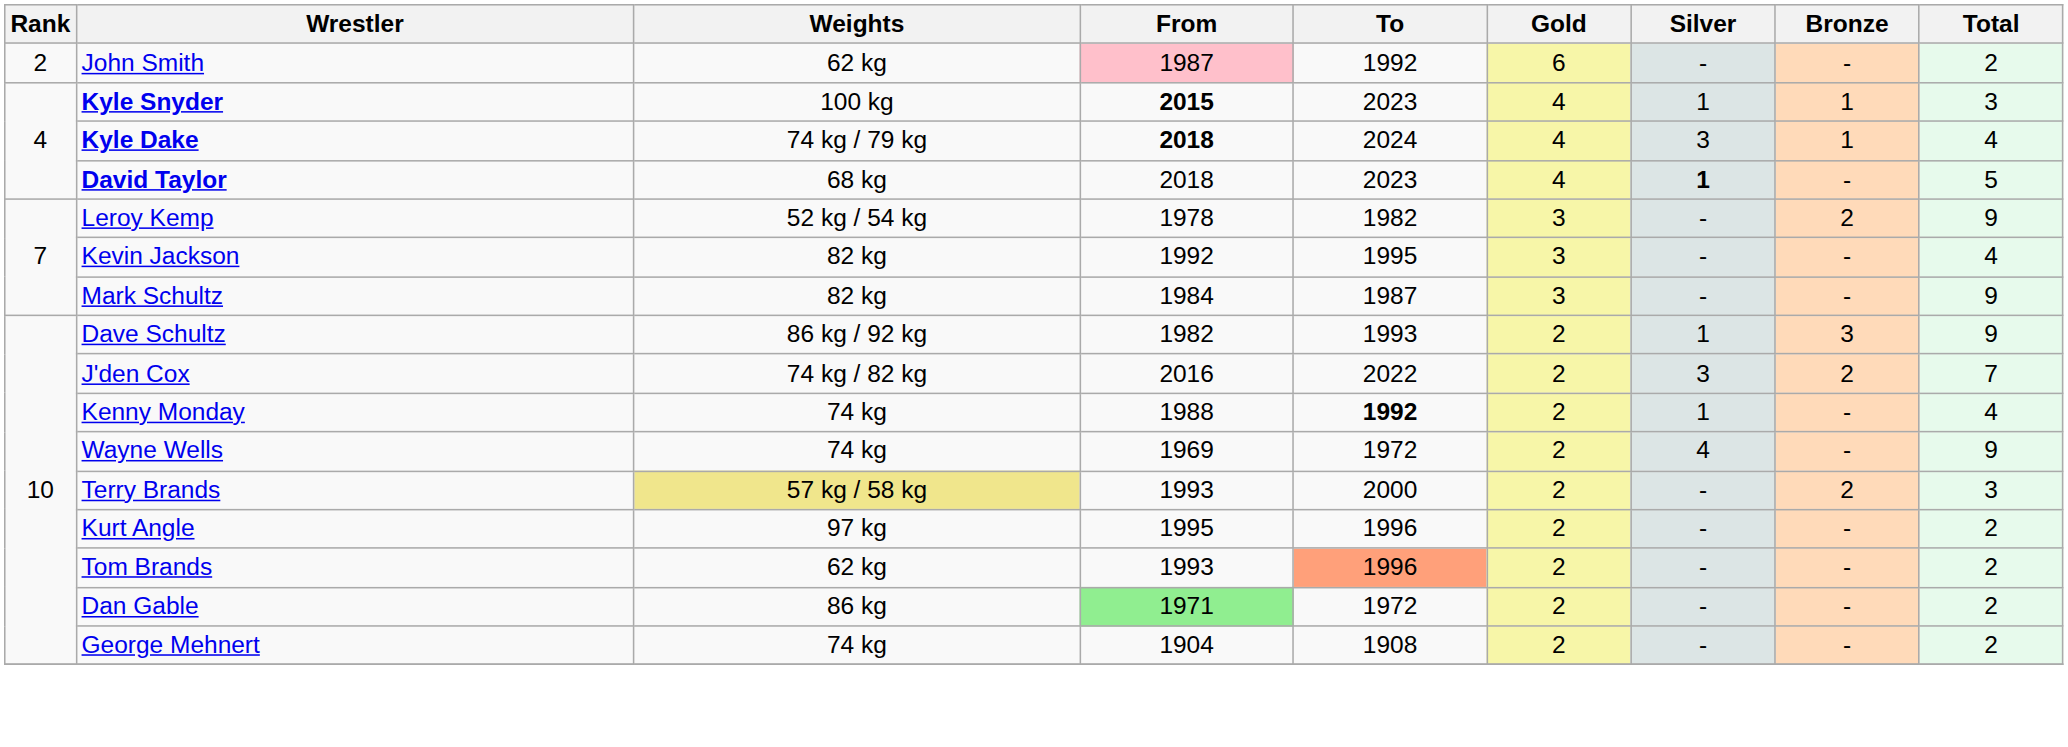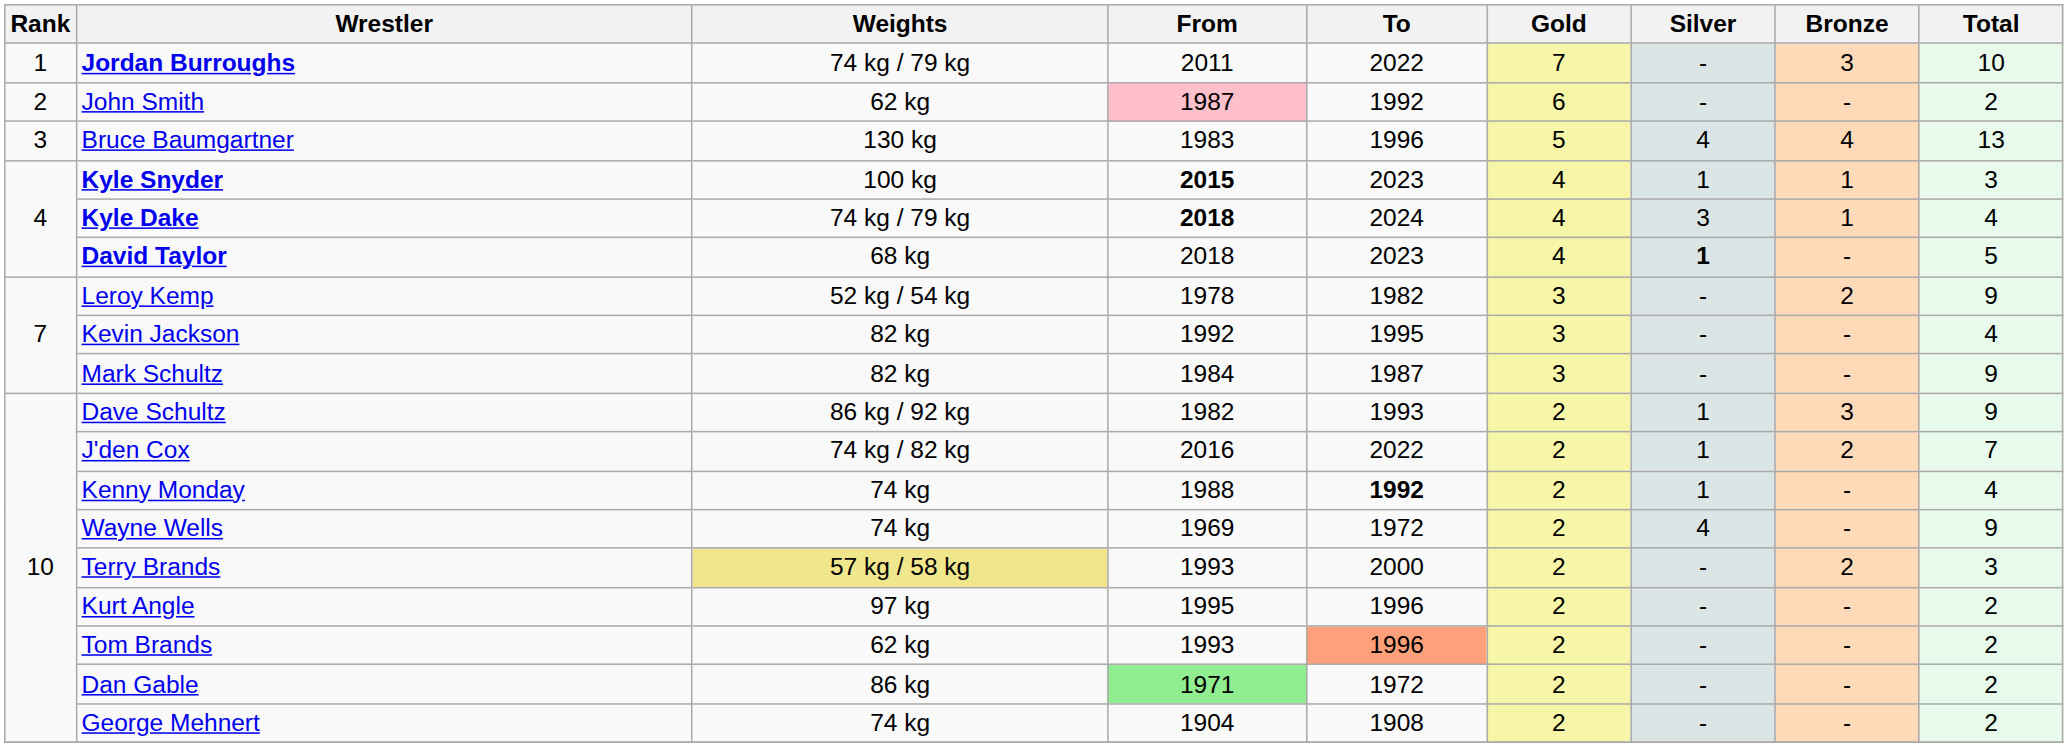+ row: (188, 62)
+ row: (188, 140)
(1703, 373) 3 -> (1703, 450) 1
